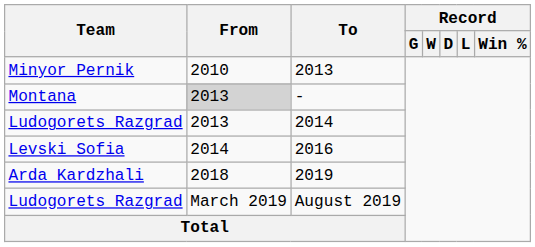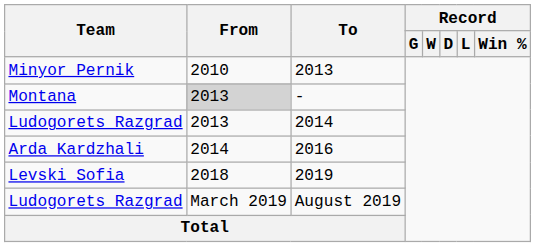(67, 149) Levski Sofia -> (76, 149) Arda Kardzhali
(76, 175) Arda Kardzhali -> (67, 175) Levski Sofia
